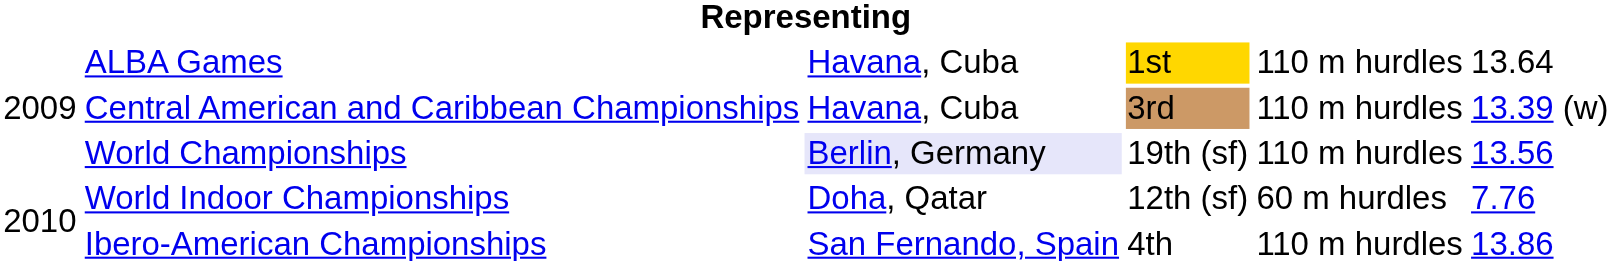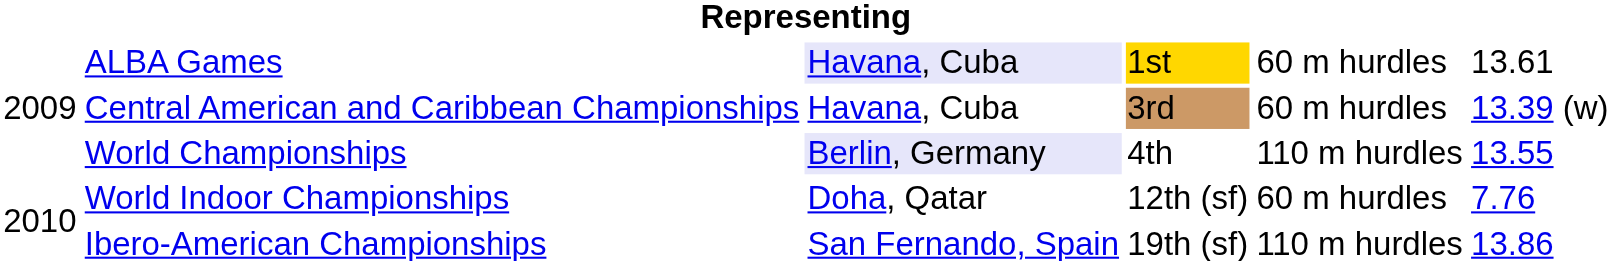(913, 62) no background -> (913, 62) lavender background
(1360, 62) 110 m hurdles -> (1352, 62) 60 m hurdles
(1512, 62) 13.64 -> (1512, 62) 13.61
(1360, 107) 110 m hurdles -> (1352, 107) 60 m hurdles
(1188, 153) 19th (sf) -> (1150, 153) 4th
(1512, 153) 13.56 -> (1512, 153) 13.55
(1150, 243) 4th -> (1188, 243) 19th (sf)
